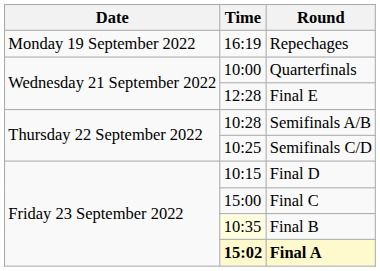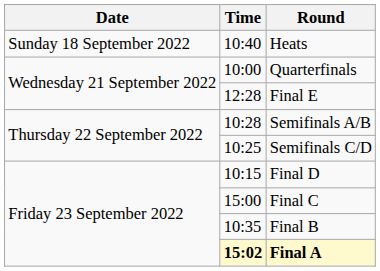+ row: (289, 43)
- row: (309, 43)
(243, 226) lightyellow background -> (243, 226) no background
